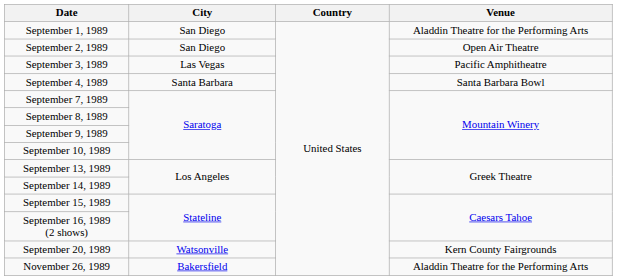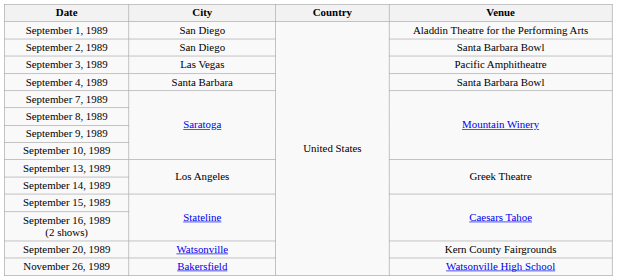(501, 47) Open Air Theatre -> (501, 47) Santa Barbara Bowl
(501, 266) Aladdin Theatre for the Performing Arts -> (501, 266) Watsonville High School
